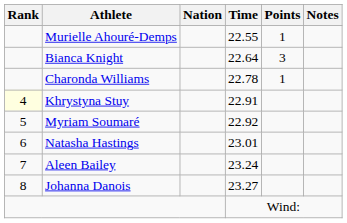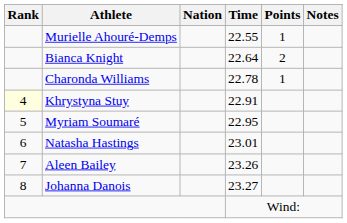(282, 57) 3 -> (282, 57) 2
(243, 121) 22.92 -> (243, 121) 22.95
(243, 164) 23.24 -> (243, 164) 23.26
